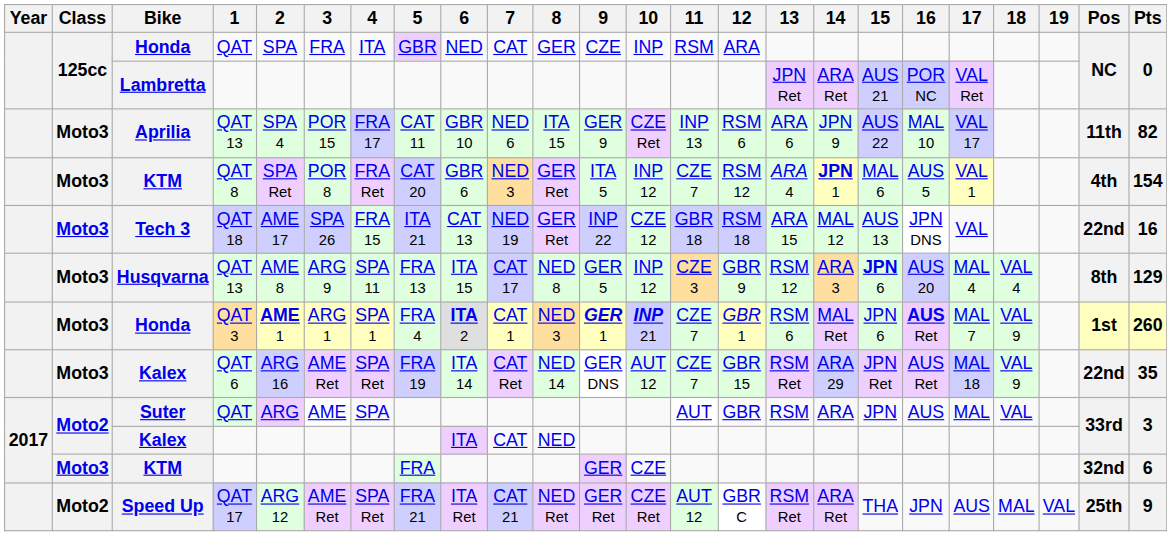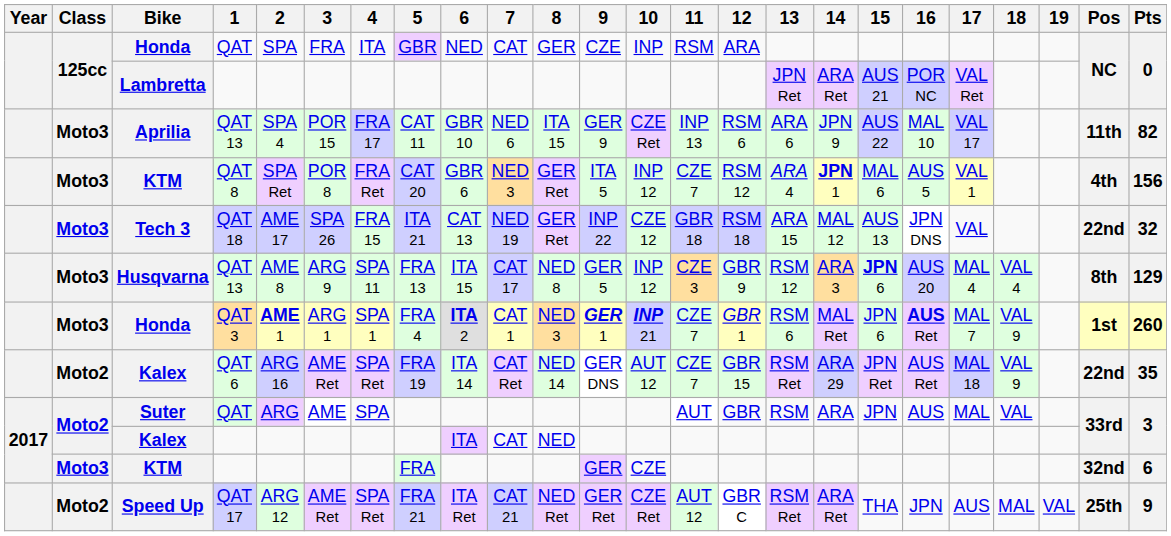(1148, 181) 154 -> (1148, 181) 156
(1148, 229) 16 -> (1148, 229) 32
(82, 373) Moto3 -> (82, 373) Moto2
